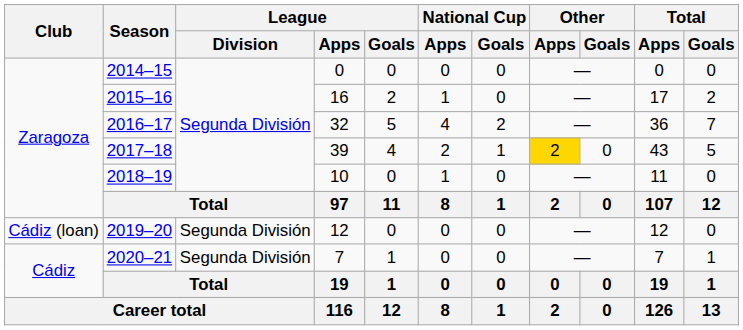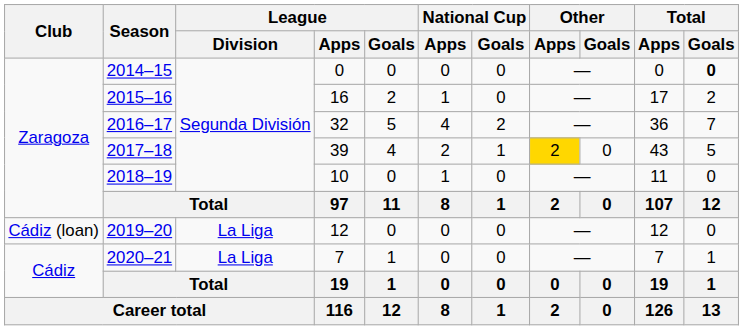(711, 71) normal -> (711, 71) bold
(245, 230) Segunda División -> (245, 230) La Liga
(245, 257) Segunda División -> (245, 257) La Liga
